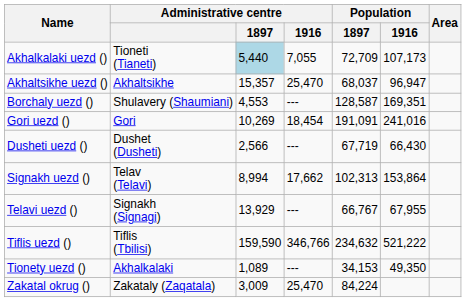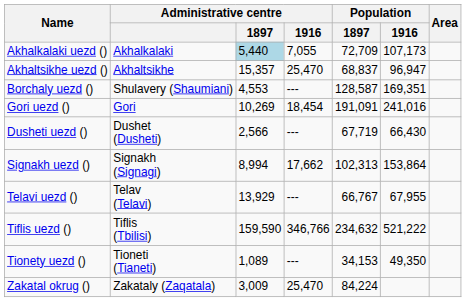(135, 58) Tioneti (Tianeti) -> (143, 51) Akhalkalaki
(360, 83) 68,037 -> (360, 70) 68,837
(132, 178) Telav (Telavi) -> (137, 165) Signakh (Signagi)
(137, 210) Signakh (Signagi) -> (132, 197) Telav (Telavi)
(143, 268) Akhalkalaki -> (135, 261) Tioneti (Tianeti)
